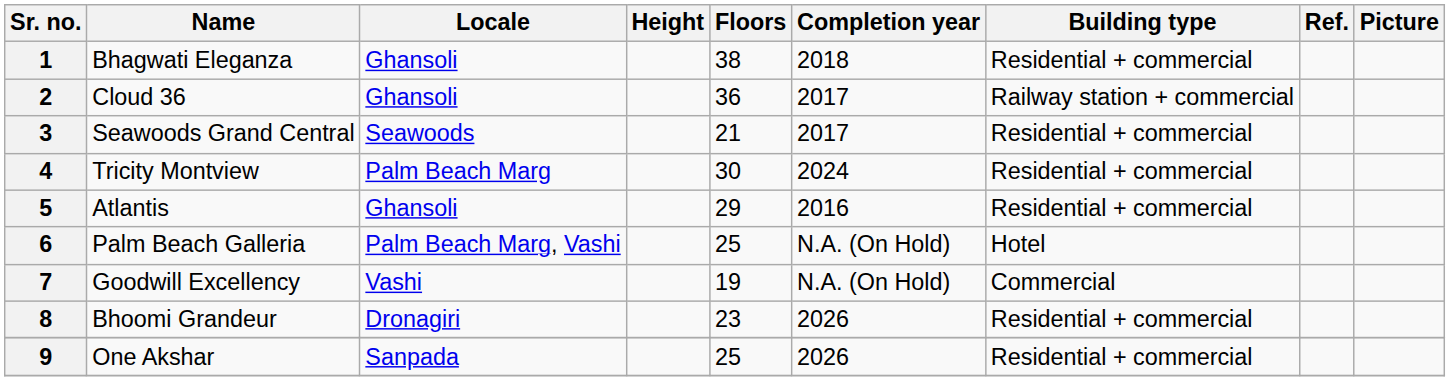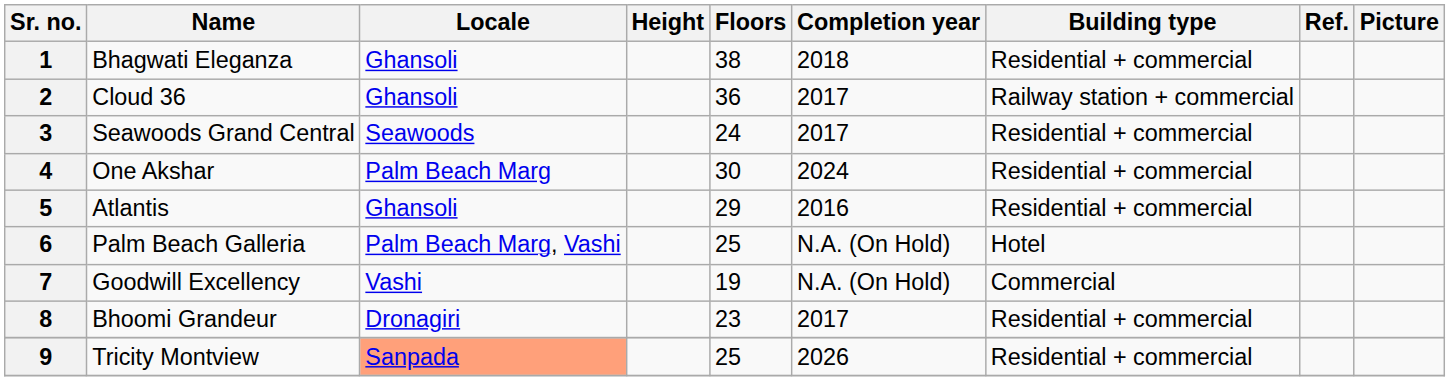(728, 134) 21 -> (728, 134) 24
(176, 171) Tricity Montview -> (153, 171) One Akshar
(823, 319) 2026 -> (823, 319) 2017
(153, 356) One Akshar -> (176, 356) Tricity Montview
(412, 356) no background -> (412, 356) lightsalmon background
